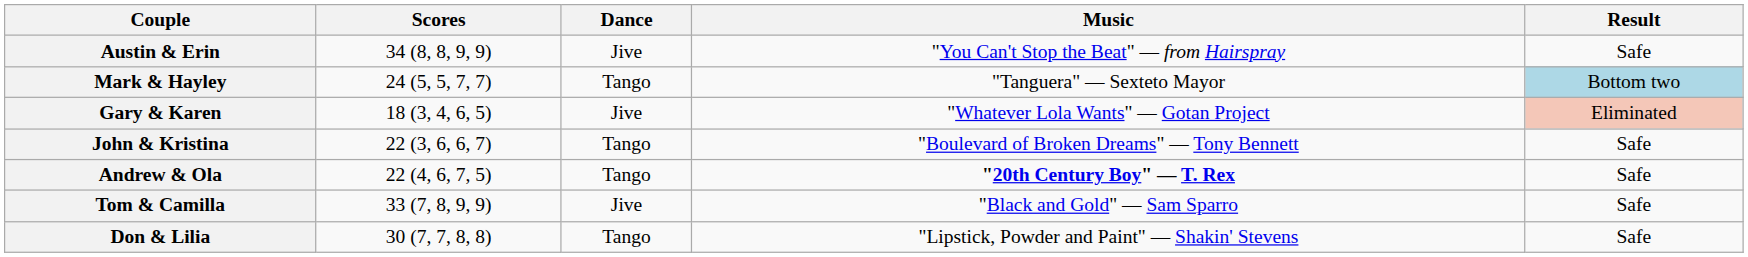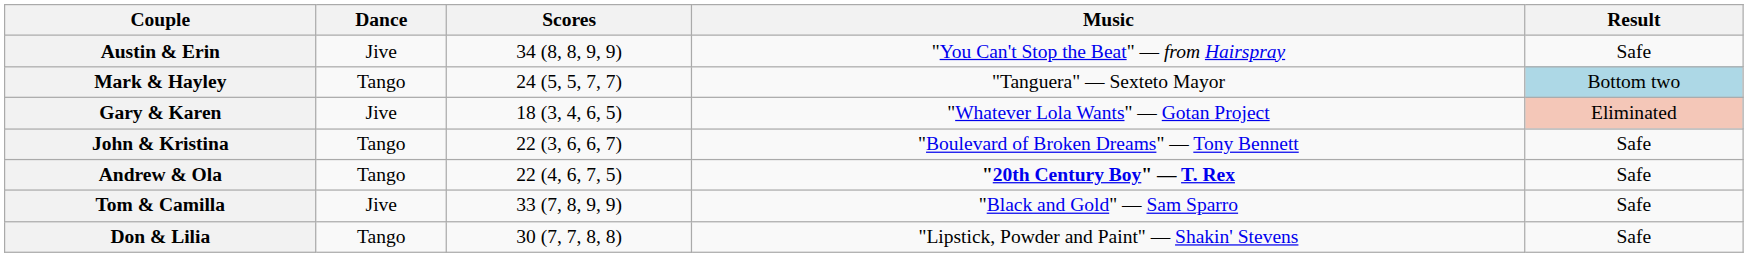columns swapped: (439, 19) <-> (627, 19)
